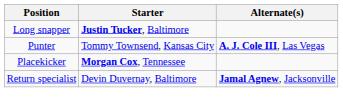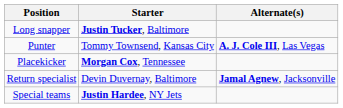+ row: (42, 95)
